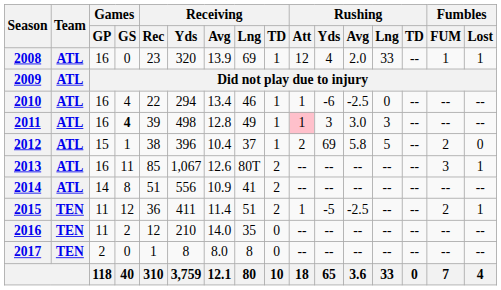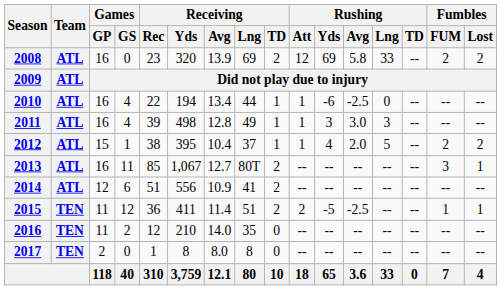(277, 58) 1 -> (277, 58) 2
(329, 58) 4 -> (329, 58) 69
(358, 58) 2.0 -> (358, 58) 5.8
(446, 58) 1 -> (446, 58) 2
(480, 58) 1 -> (480, 58) 2
(186, 101) 294 -> (186, 101) 194
(249, 101) 46 -> (249, 101) 44
(127, 123) bold -> (127, 123) normal
(302, 123) pink background -> (302, 123) no background
(186, 144) 396 -> (186, 144) 395
(302, 144) 2 -> (302, 144) 1
(329, 144) 69 -> (329, 144) 4
(358, 144) 5.8 -> (358, 144) 2.0
(480, 144) 0 -> (480, 144) 2
(219, 166) 12.6 -> (219, 166) 12.7
(102, 187) 14 -> (102, 187) 12
(127, 187) 8 -> (127, 187) 6
(302, 209) 1 -> (302, 209) 2
(446, 209) 2 -> (446, 209) 1
